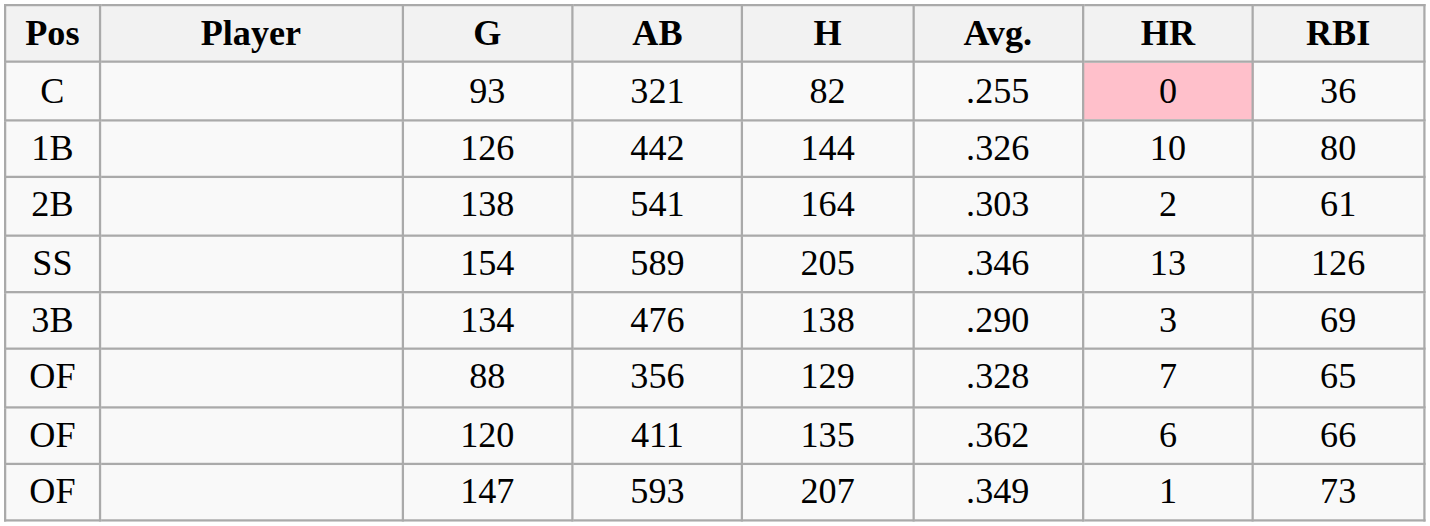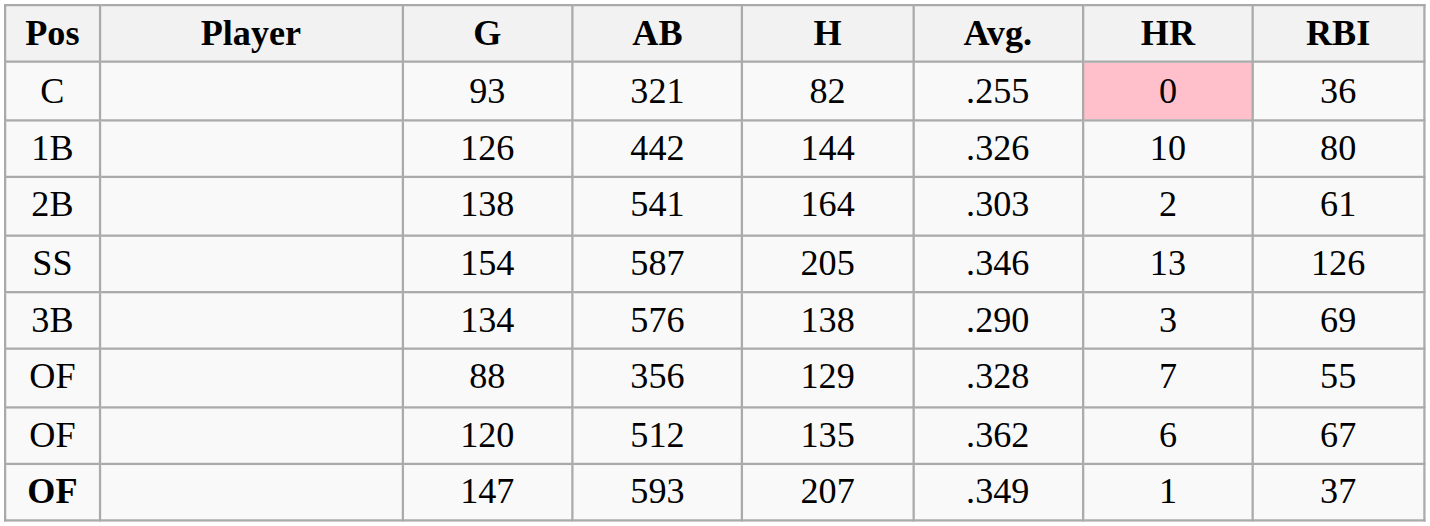(657, 262) 589 -> (657, 262) 587
(657, 319) 476 -> (657, 319) 576
(1338, 377) 65 -> (1338, 377) 55
(657, 434) 411 -> (657, 434) 512
(1338, 434) 66 -> (1338, 434) 67
(52, 491) normal -> (52, 491) bold
(1338, 491) 73 -> (1338, 491) 37
